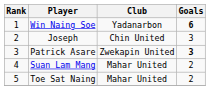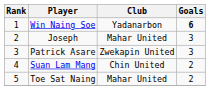(137, 38) Chin United -> (137, 38) Mahar United
(191, 52) bold -> (191, 52) normal
(137, 65) Mahar United -> (137, 65) Chin United
